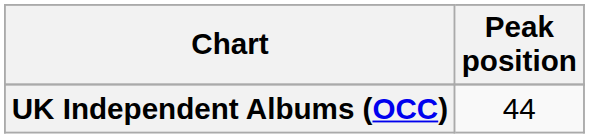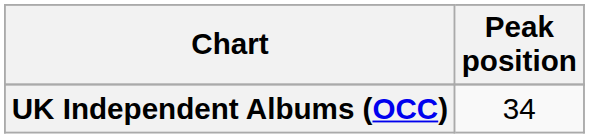(519, 108) 44 -> (519, 108) 34
